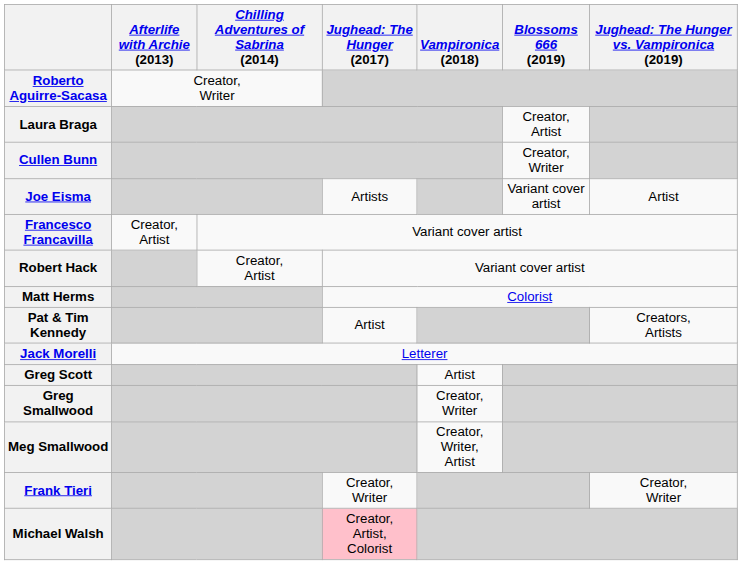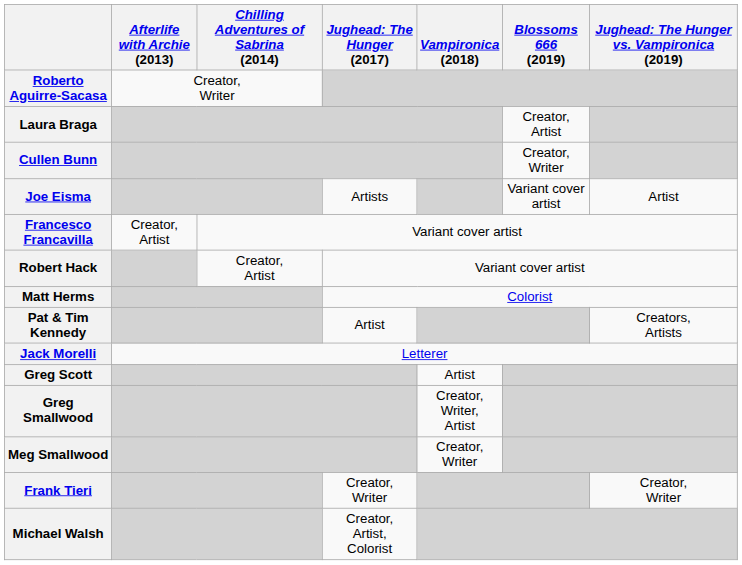(460, 403) Creator, Writer -> (460, 411) Creator, Writer, Artist
(460, 447) Creator, Writer, Artist -> (460, 454) Creator, Writer
(370, 533) pink background -> (370, 533) no background
